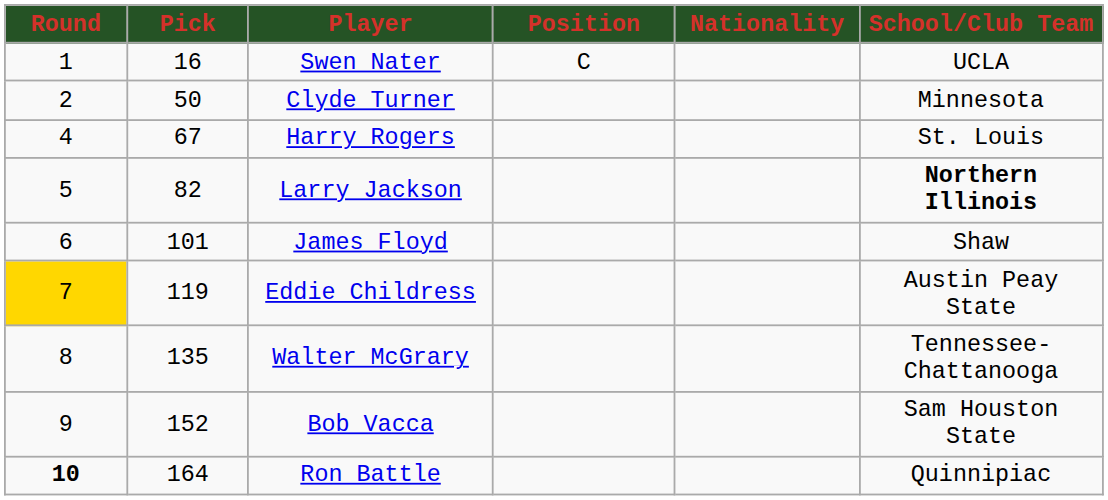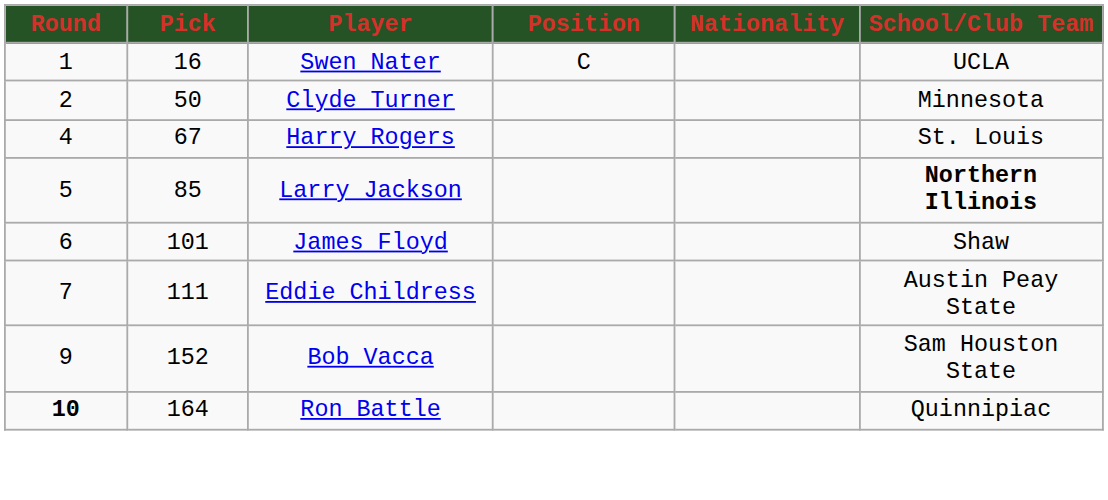(188, 190) 82 -> (188, 190) 85
(66, 293) gold background -> (66, 293) no background
(188, 293) 119 -> (188, 293) 111
- row: (371, 358)
